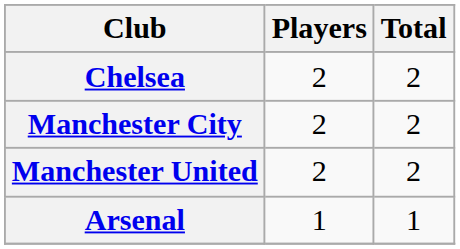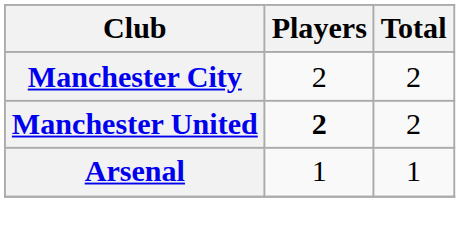- row: (135, 76)
(319, 171) normal -> (319, 123) bold
